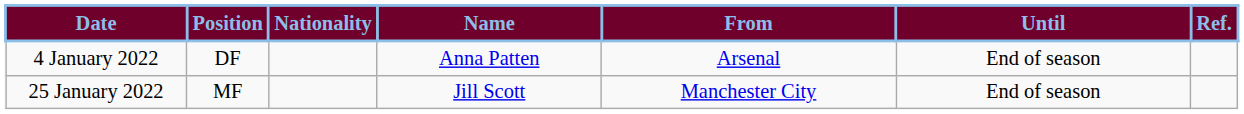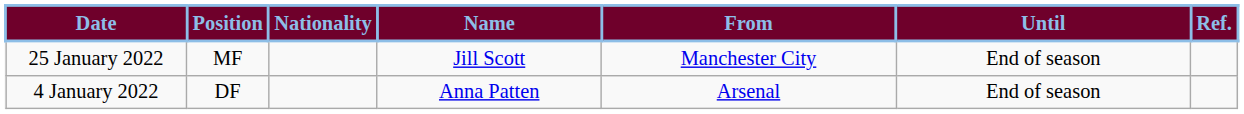rows swapped: (96, 58) <-> (96, 92)
